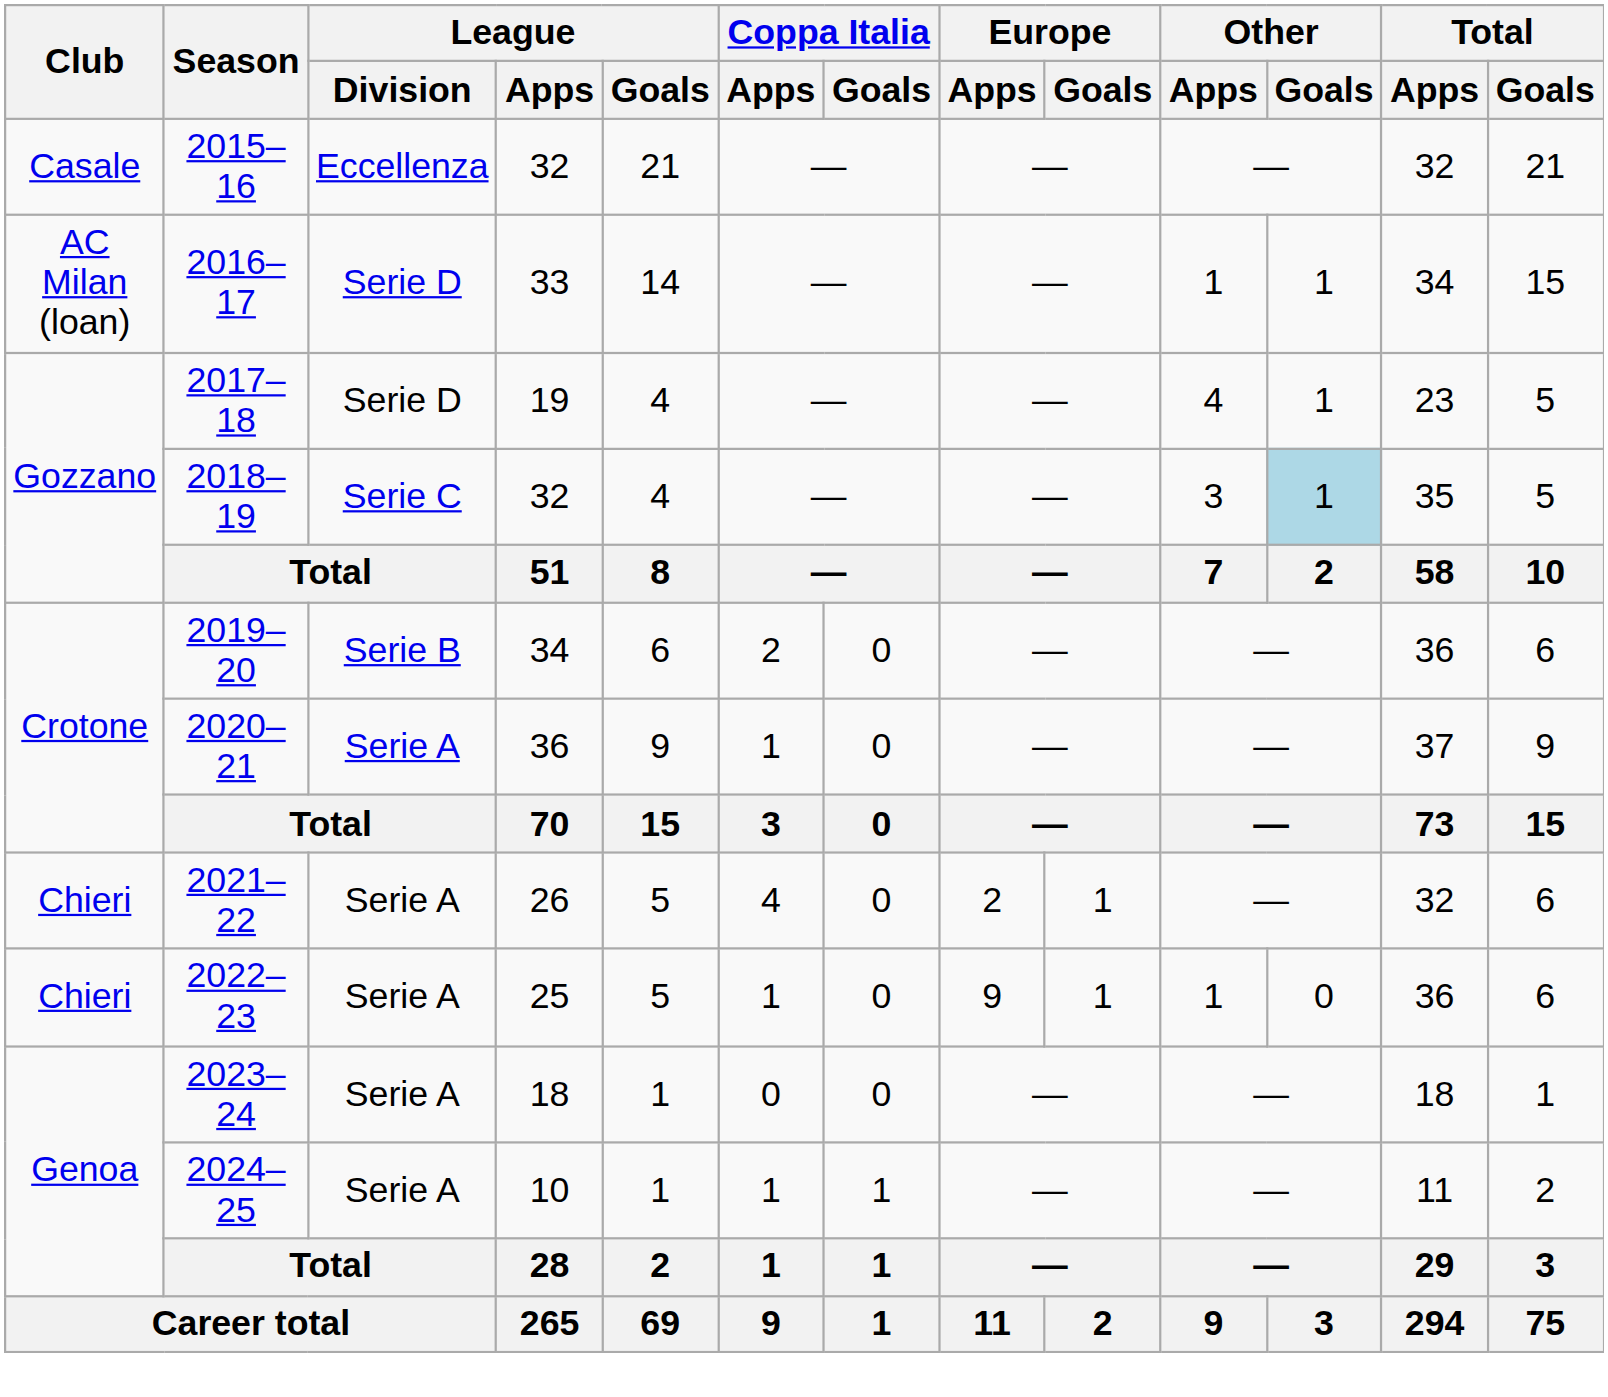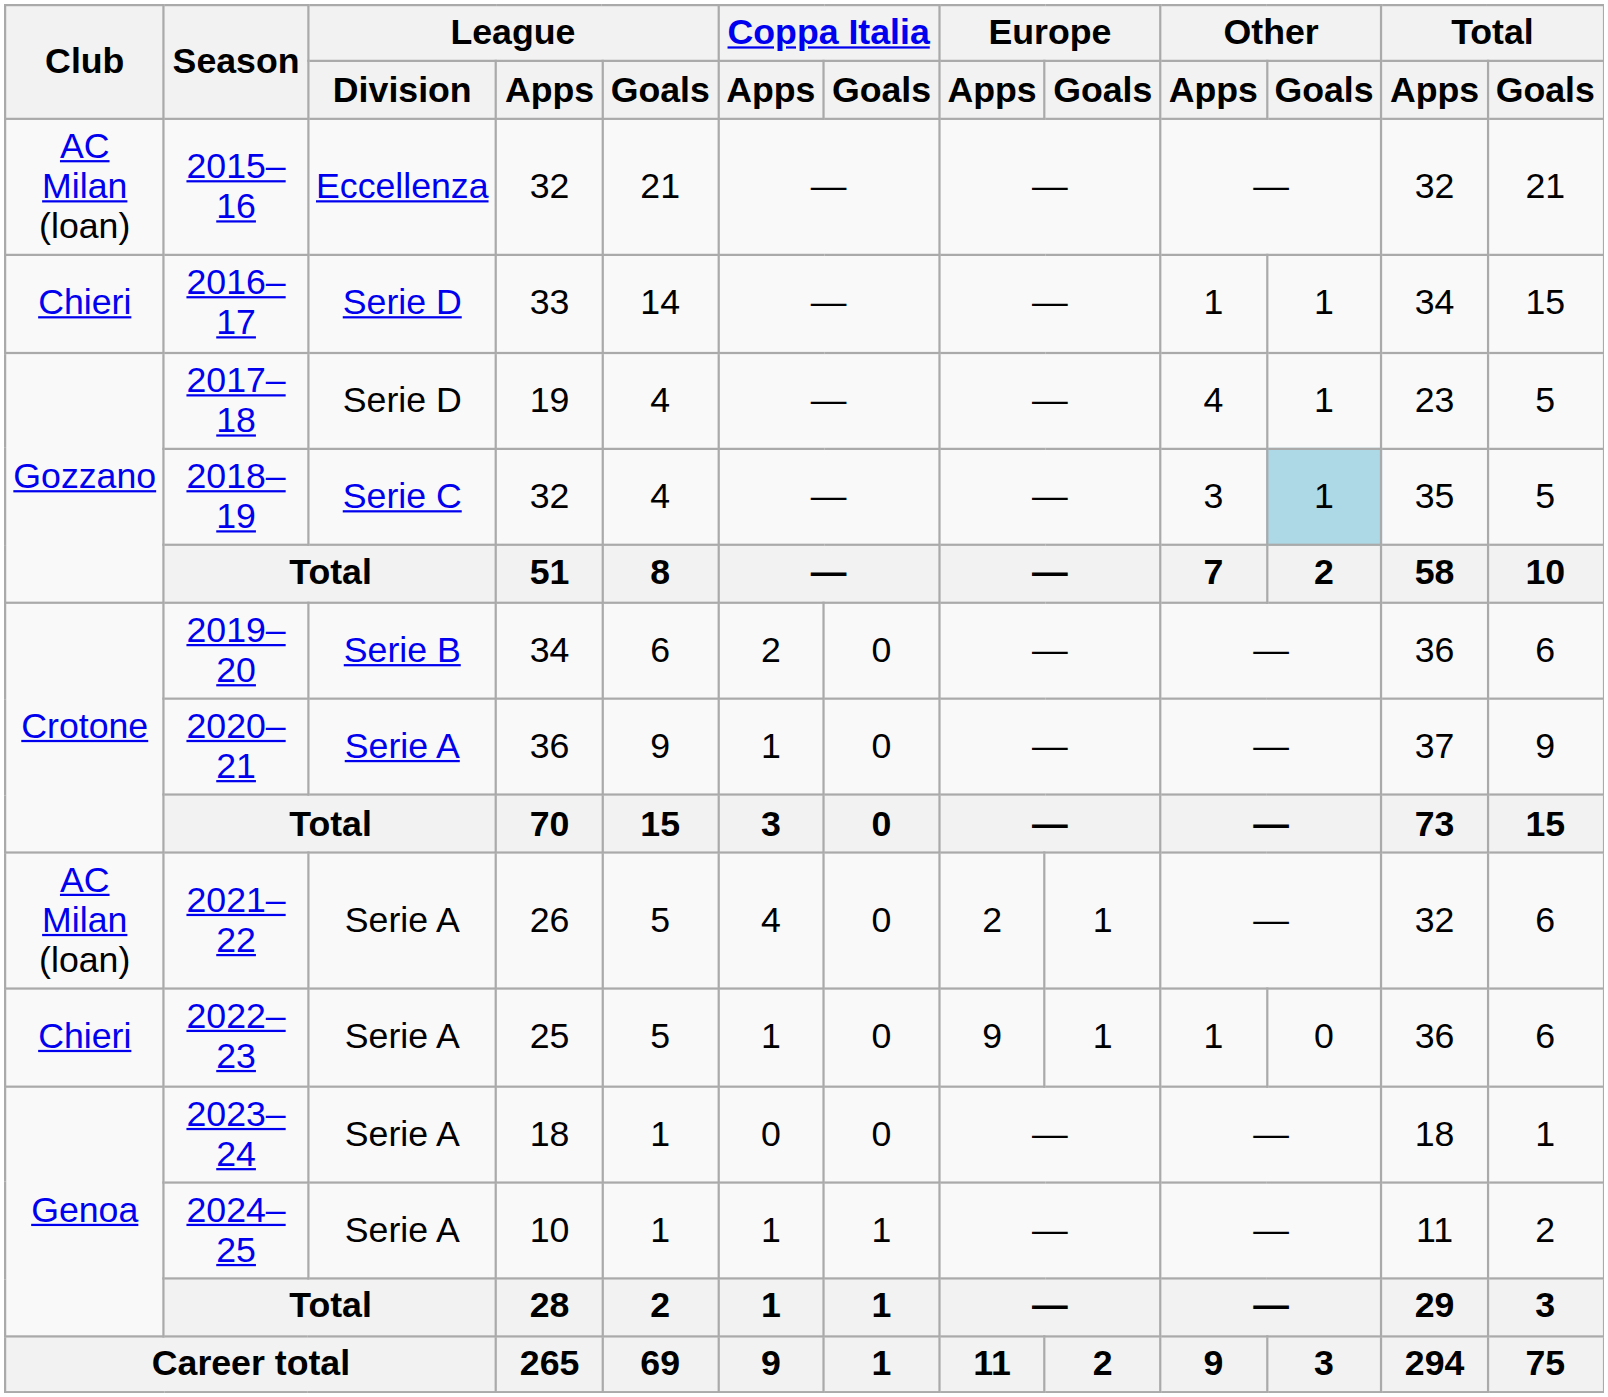(85, 166) Casale -> (85, 186) AC Milan (loan)
(85, 282) AC Milan (loan) -> (85, 302) Chieri
(85, 899) Chieri -> (85, 919) AC Milan (loan)
